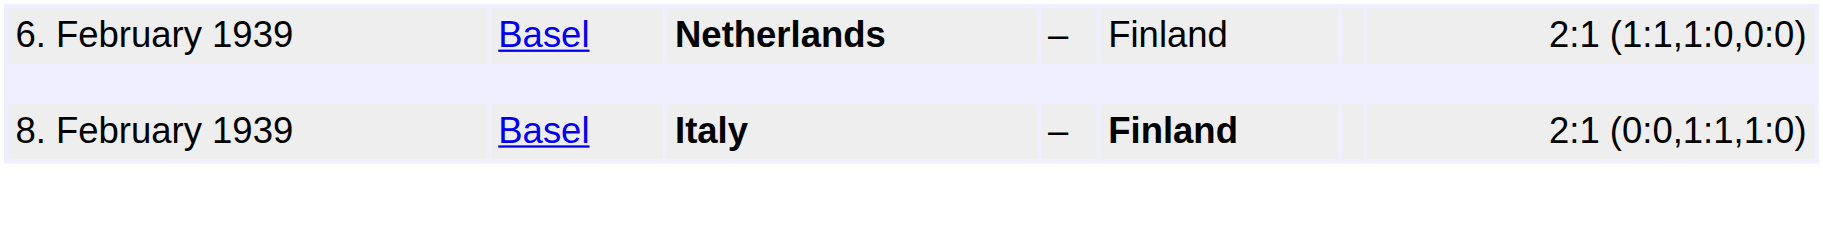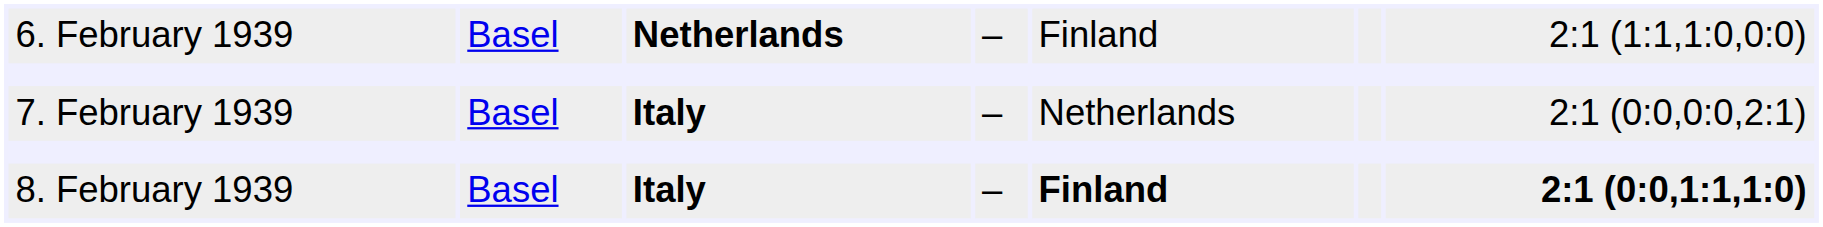+ row: (154, 112)
(1678, 131) normal -> (1674, 190) bold
